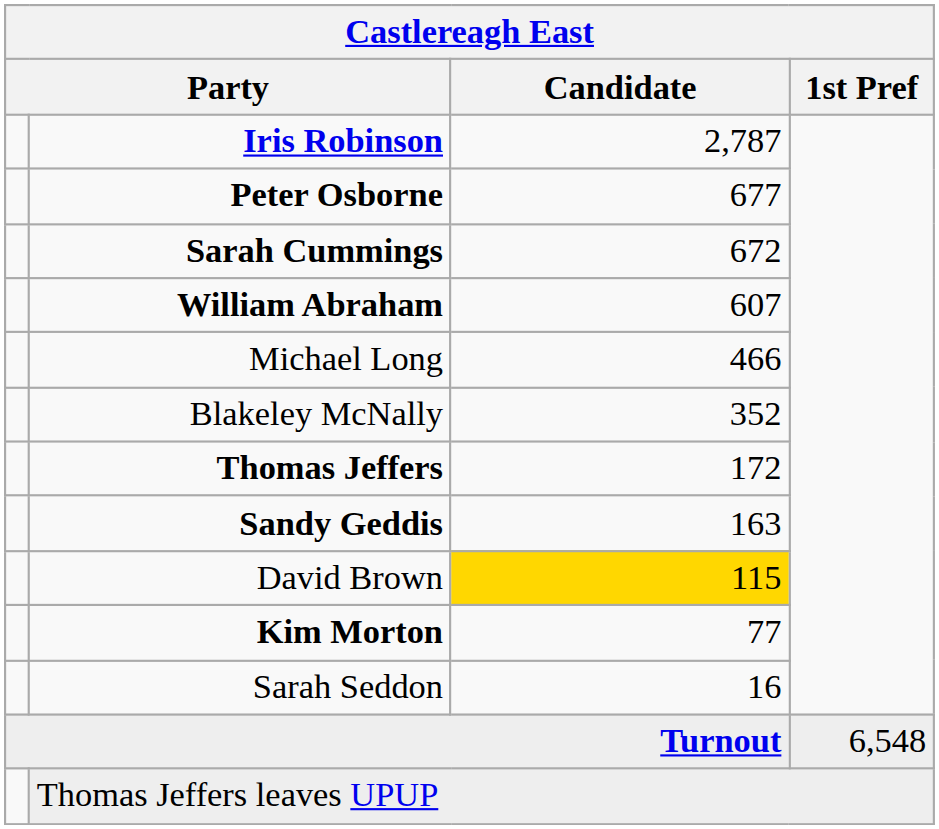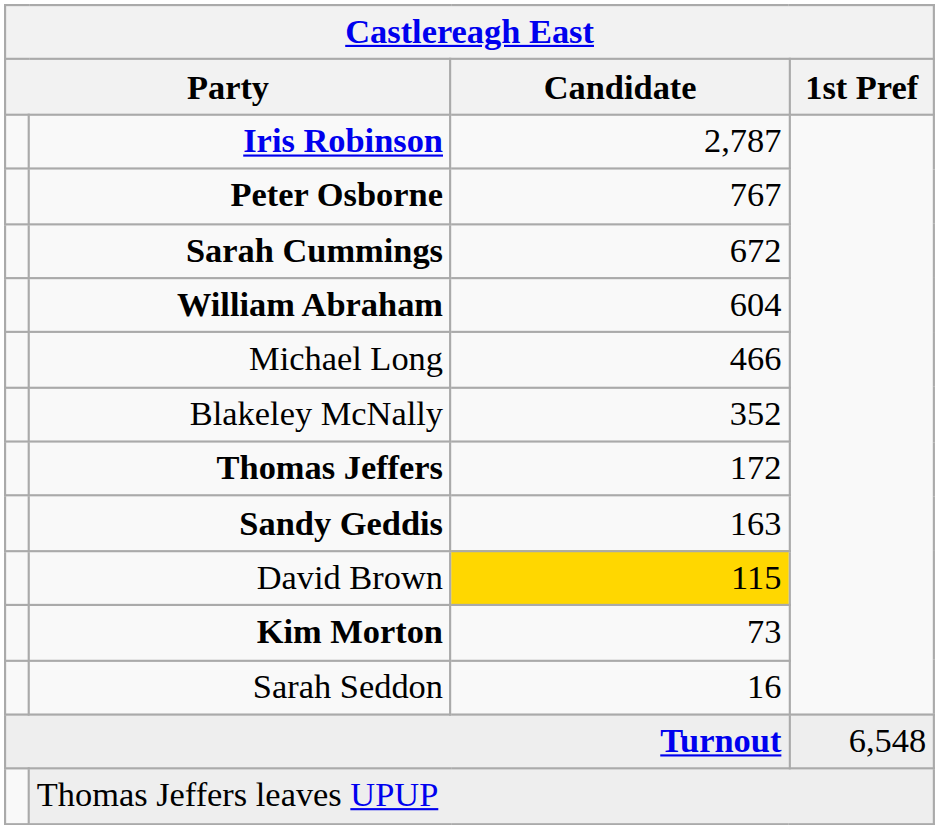(756, 195) 677 -> (756, 195) 767
(756, 304) 607 -> (756, 304) 604
(764, 631) 77 -> (764, 631) 73
